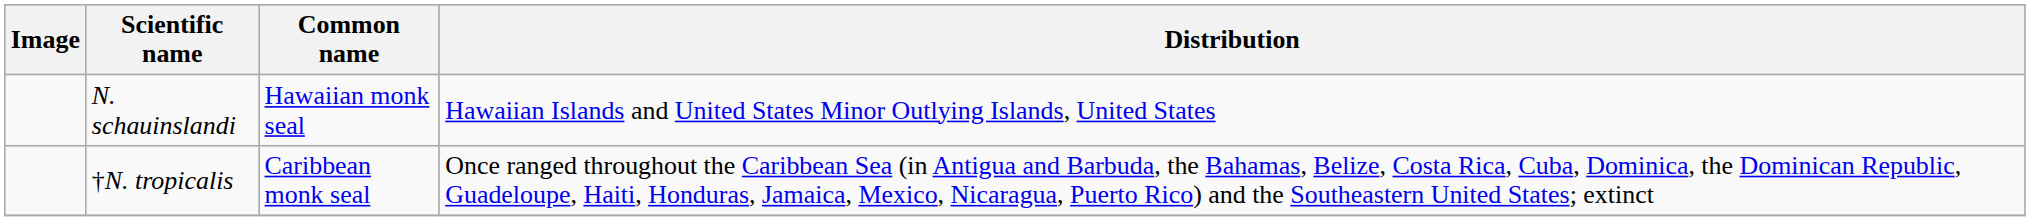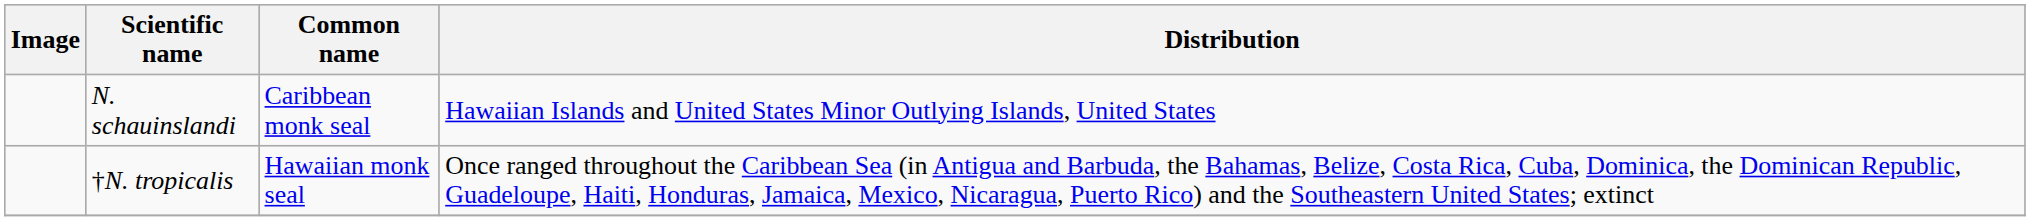(347, 109) Hawaiian monk seal -> (318, 109) Caribbean monk seal
(318, 180) Caribbean monk seal -> (347, 180) Hawaiian monk seal
